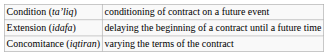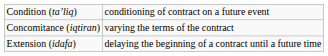rows swapped: (53, 43) <-> (41, 28)
